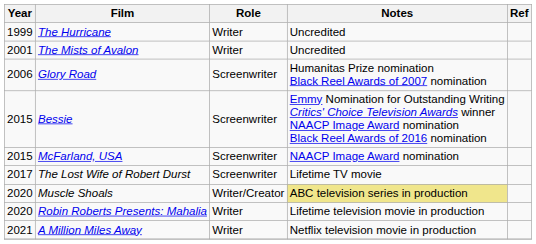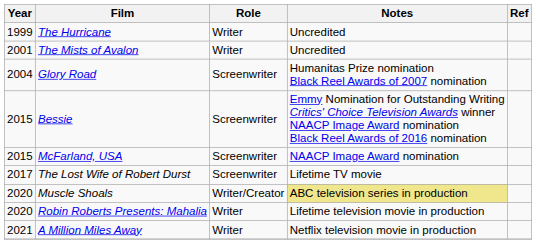(20, 74) 2006 -> (20, 74) 2004
